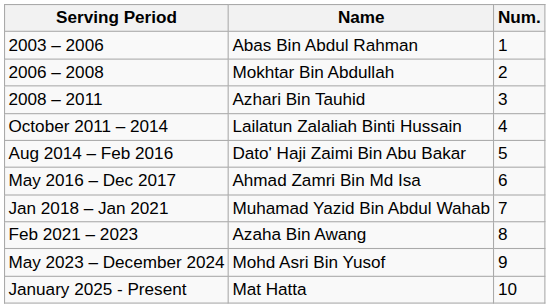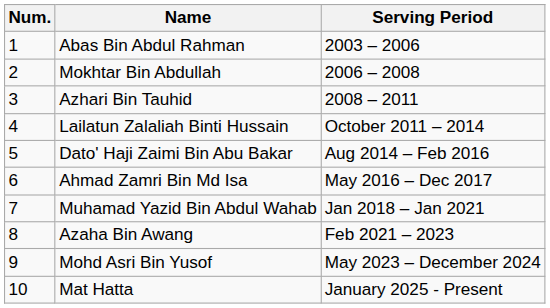columns swapped: (519, 18) <-> (116, 18)
